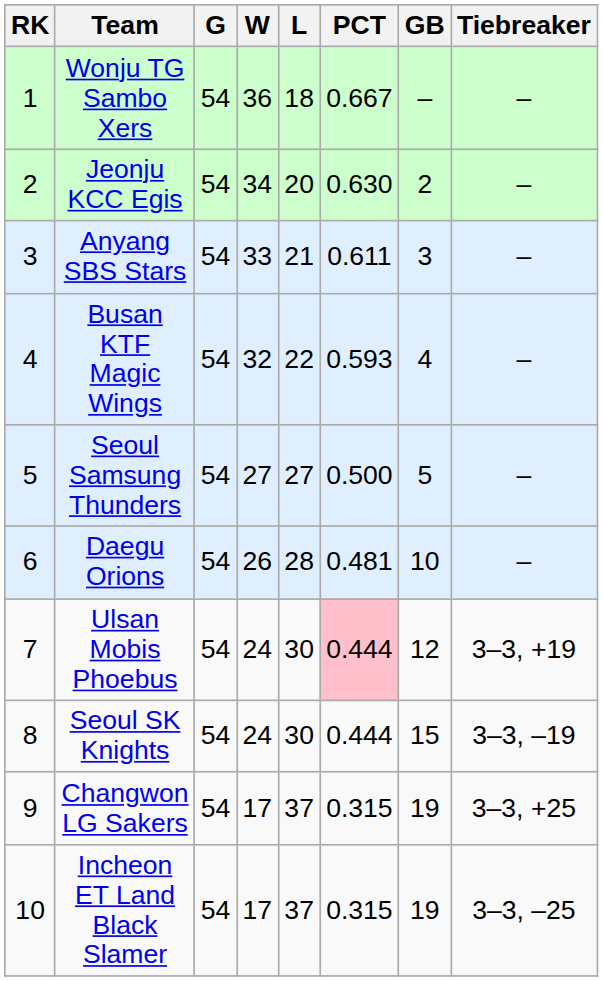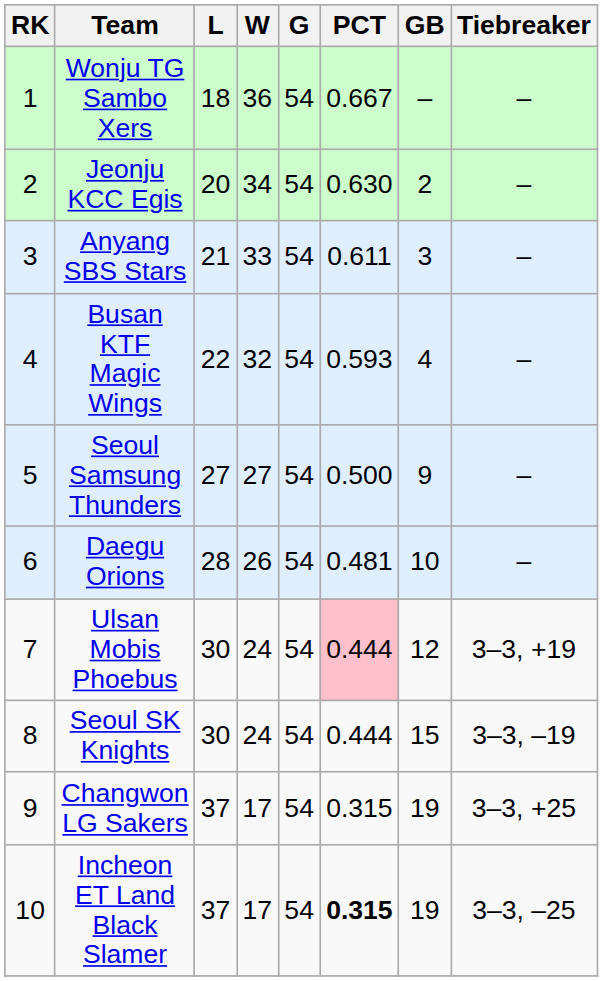columns swapped: (216, 25) <-> (299, 25)
(425, 475) 5 -> (425, 475) 9
(359, 909) normal -> (359, 909) bold
